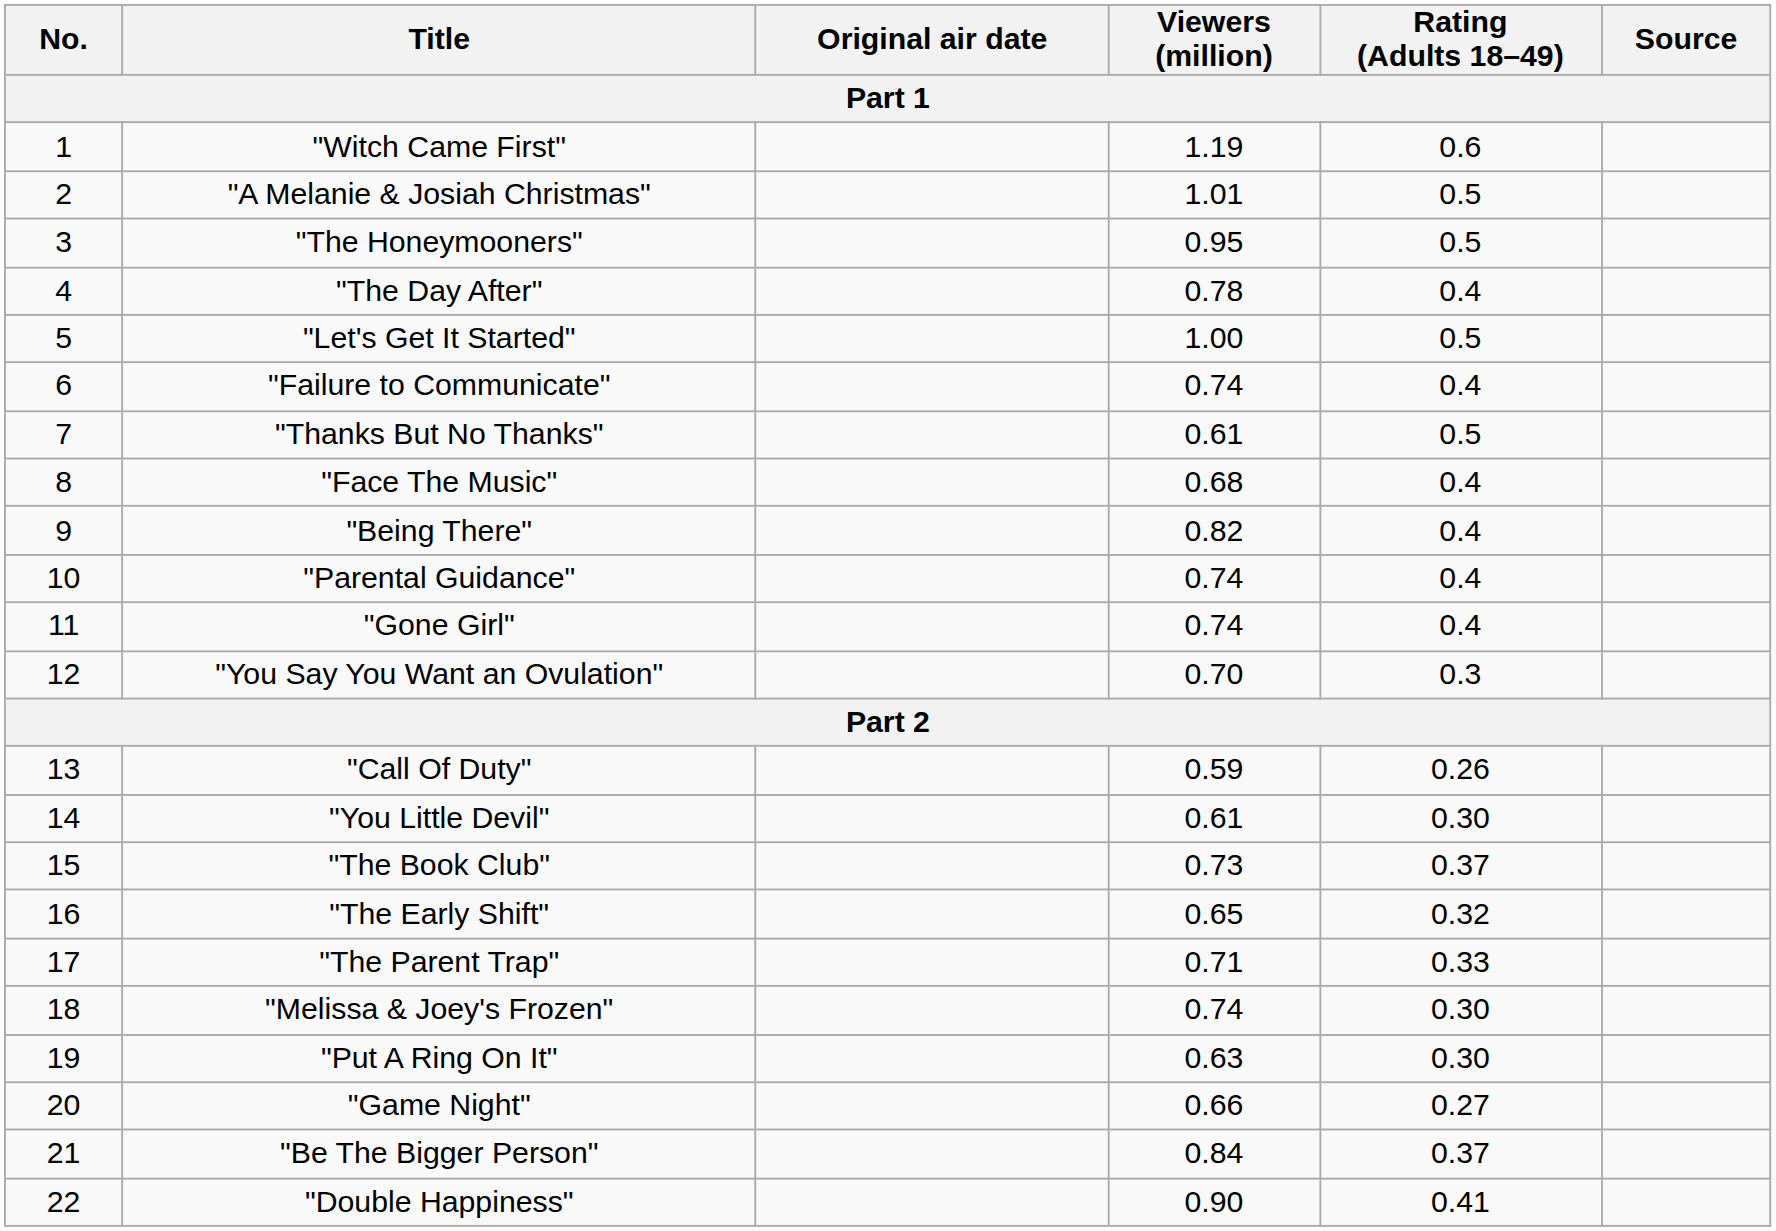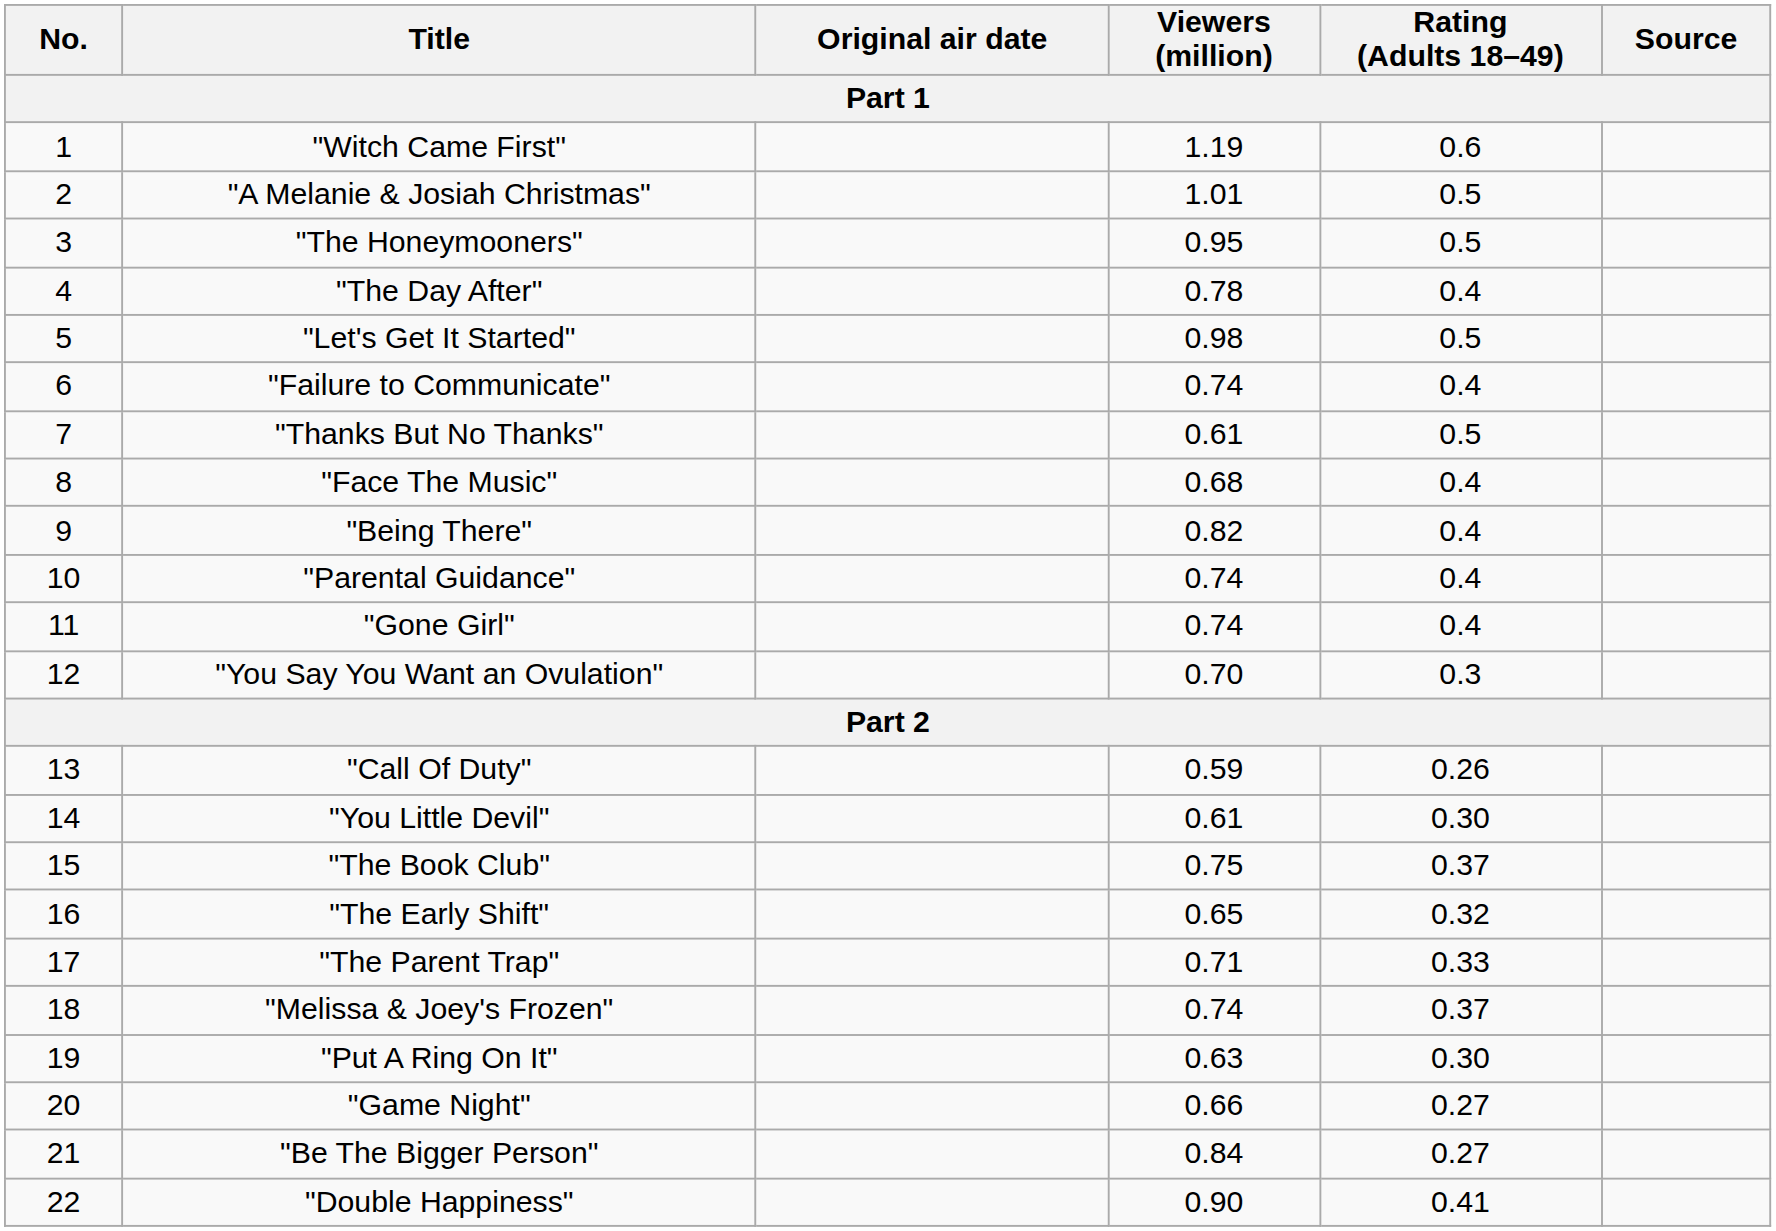(1214, 338) 1.00 -> (1214, 338) 0.98
(1214, 865) 0.73 -> (1214, 865) 0.75
(1460, 1009) 0.30 -> (1460, 1009) 0.37
(1460, 1153) 0.37 -> (1460, 1153) 0.27
